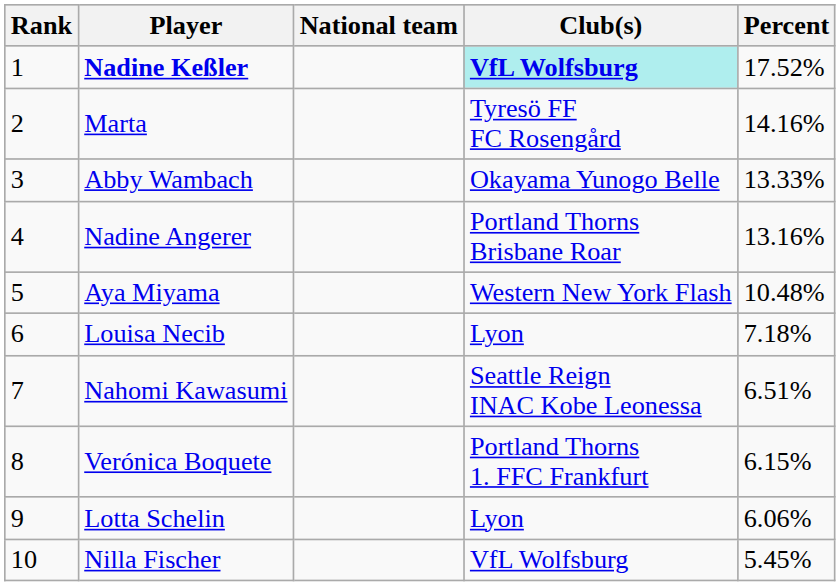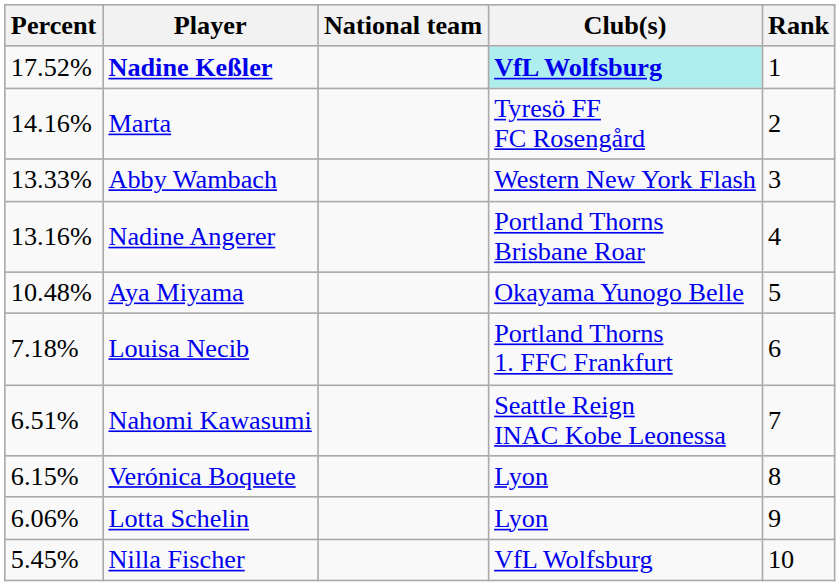columns swapped: (42, 25) <-> (786, 25)
(595, 179) Okayama Yunogo Belle -> (625, 179) Western New York Flash
(601, 292) Western New York Flash -> (619, 292) Okayama Yunogo Belle
(497, 334) Lyon -> (583, 348) Portland Thorns 1. FFC Frankfurt
(559, 461) Portland Thorns 1. FFC Frankfurt -> (521, 476) Lyon
